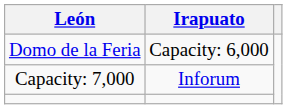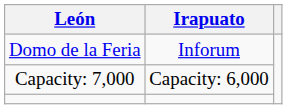(209, 49) Capacity: 6,000 -> (209, 49) Inforum
(209, 79) Inforum -> (209, 79) Capacity: 6,000
